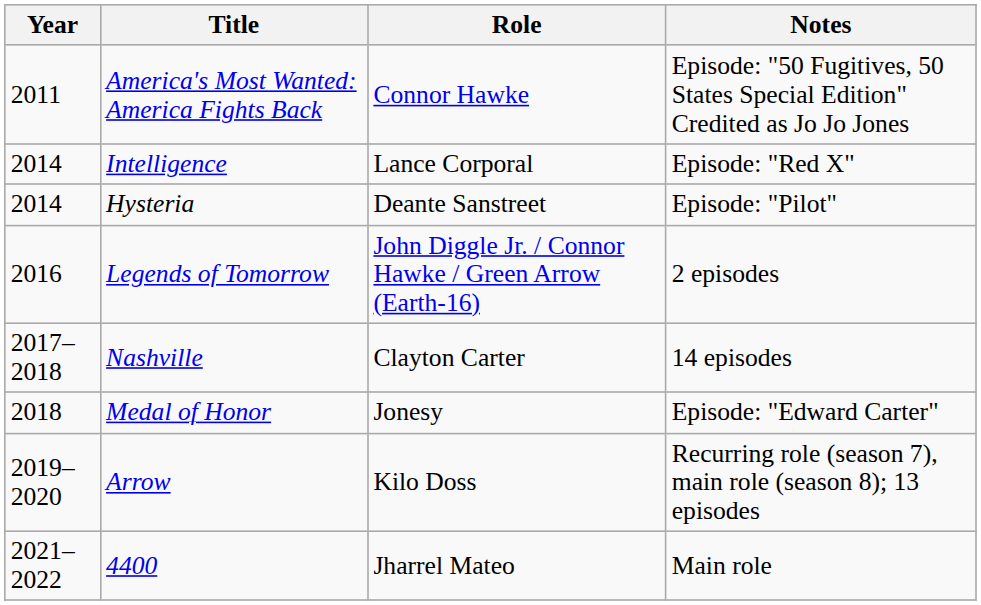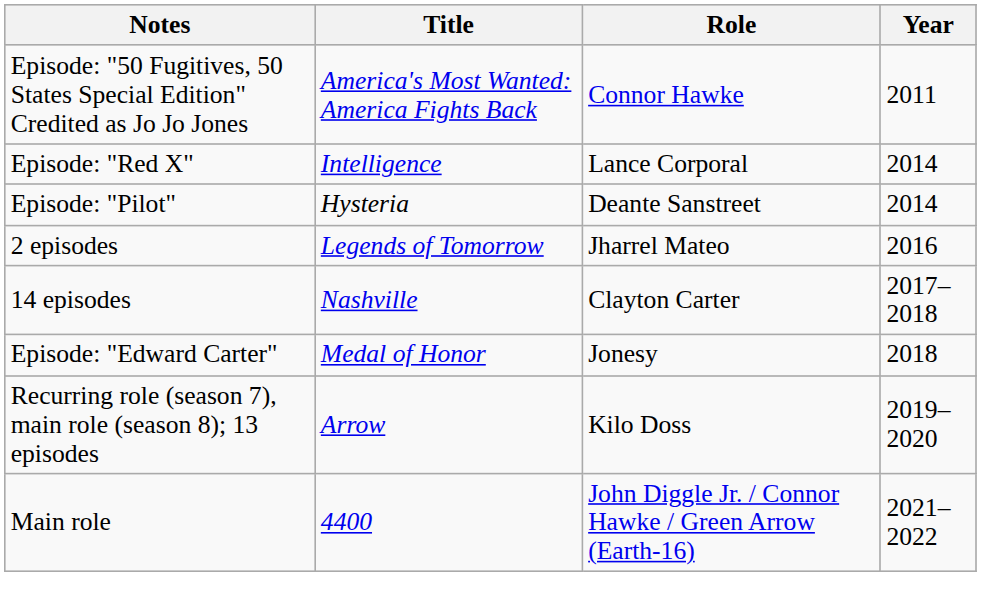columns swapped: (52, 24) <-> (821, 24)
(499, 273) John Diggle Jr. / Connor Hawke / Green Arrow (Earth-16) -> (659, 244) Jharrel Mateo
(444, 565) Jharrel Mateo -> (714, 522) John Diggle Jr. / Connor Hawke / Green Arrow (Earth-16)
